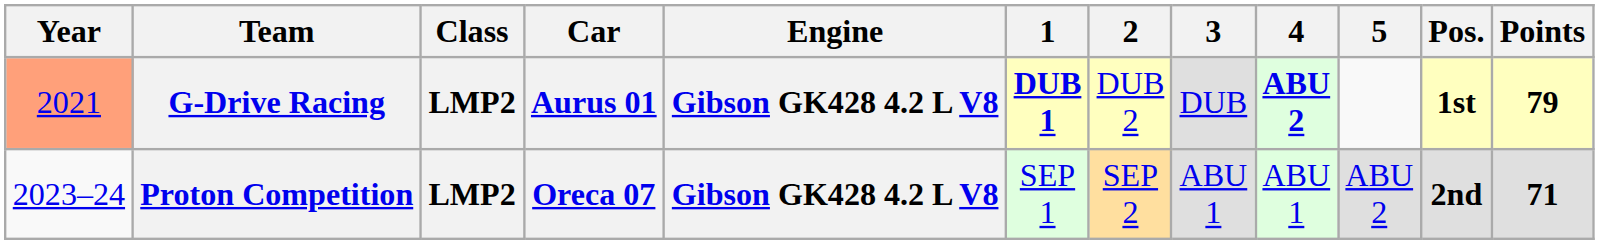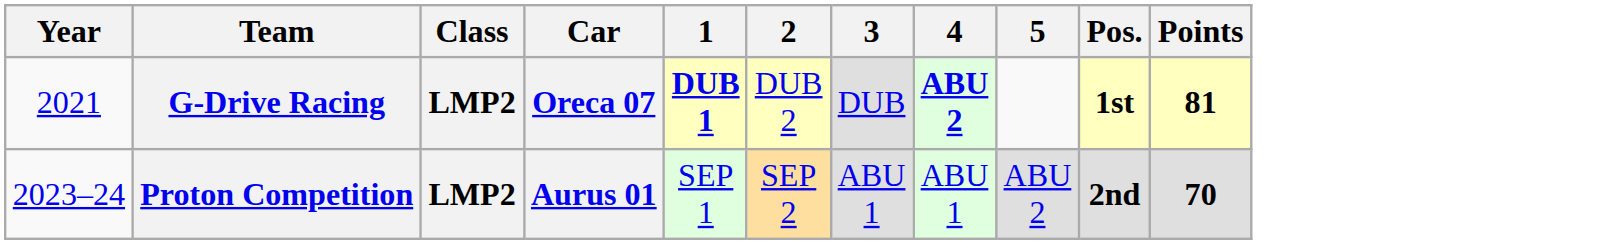- column: (835, 30)
(69, 102) lightsalmon background -> (69, 102) no background
(594, 102) Aurus 01 -> (594, 102) Oreca 07
(1542, 102) 79 -> (1201, 102) 81
(594, 193) Oreca 07 -> (594, 193) Aurus 01
(1542, 193) 71 -> (1201, 193) 70
